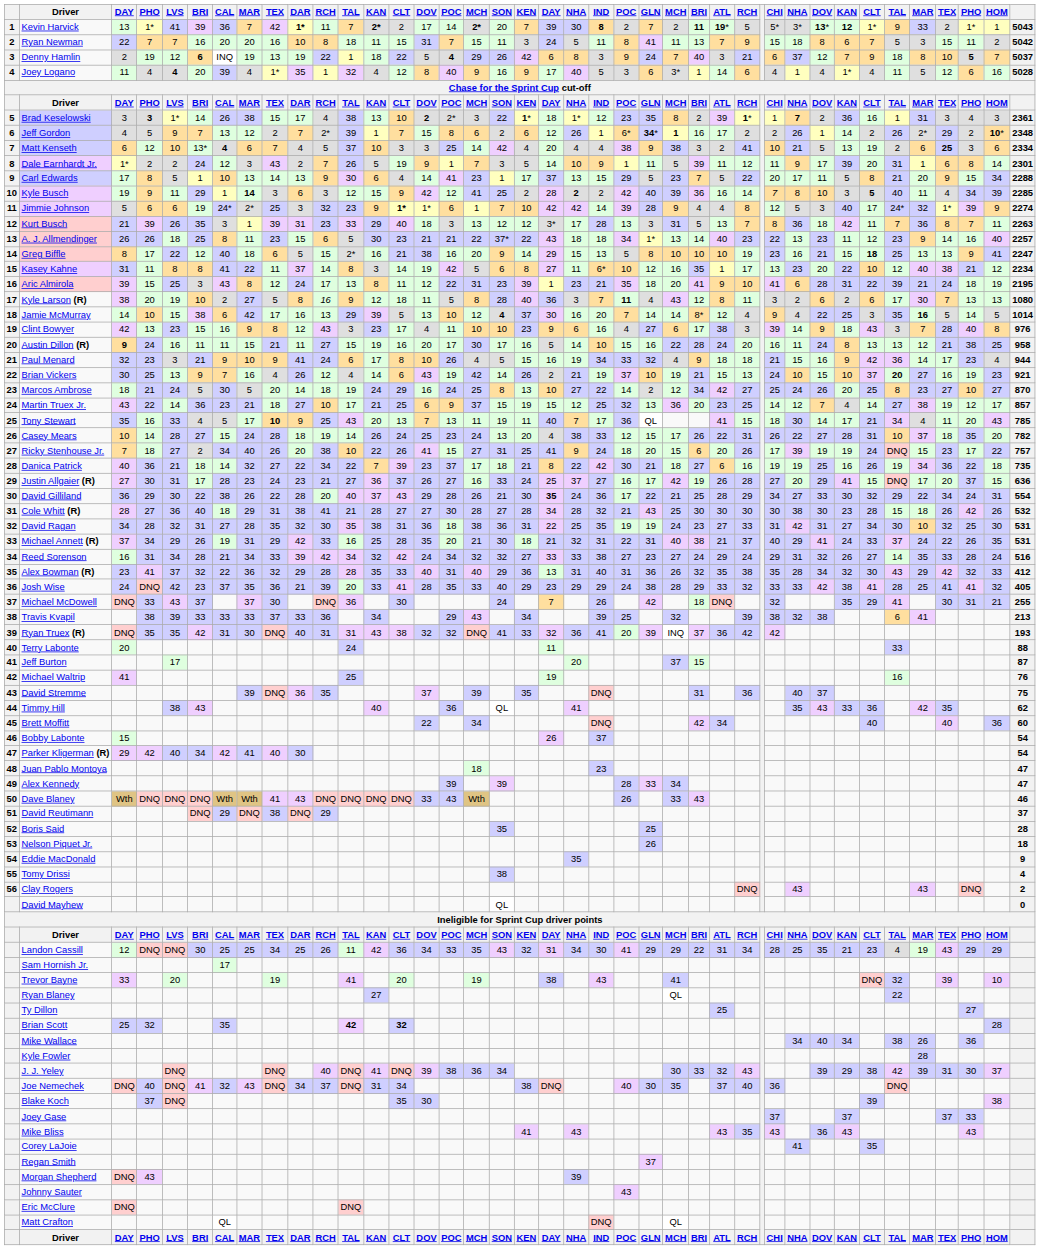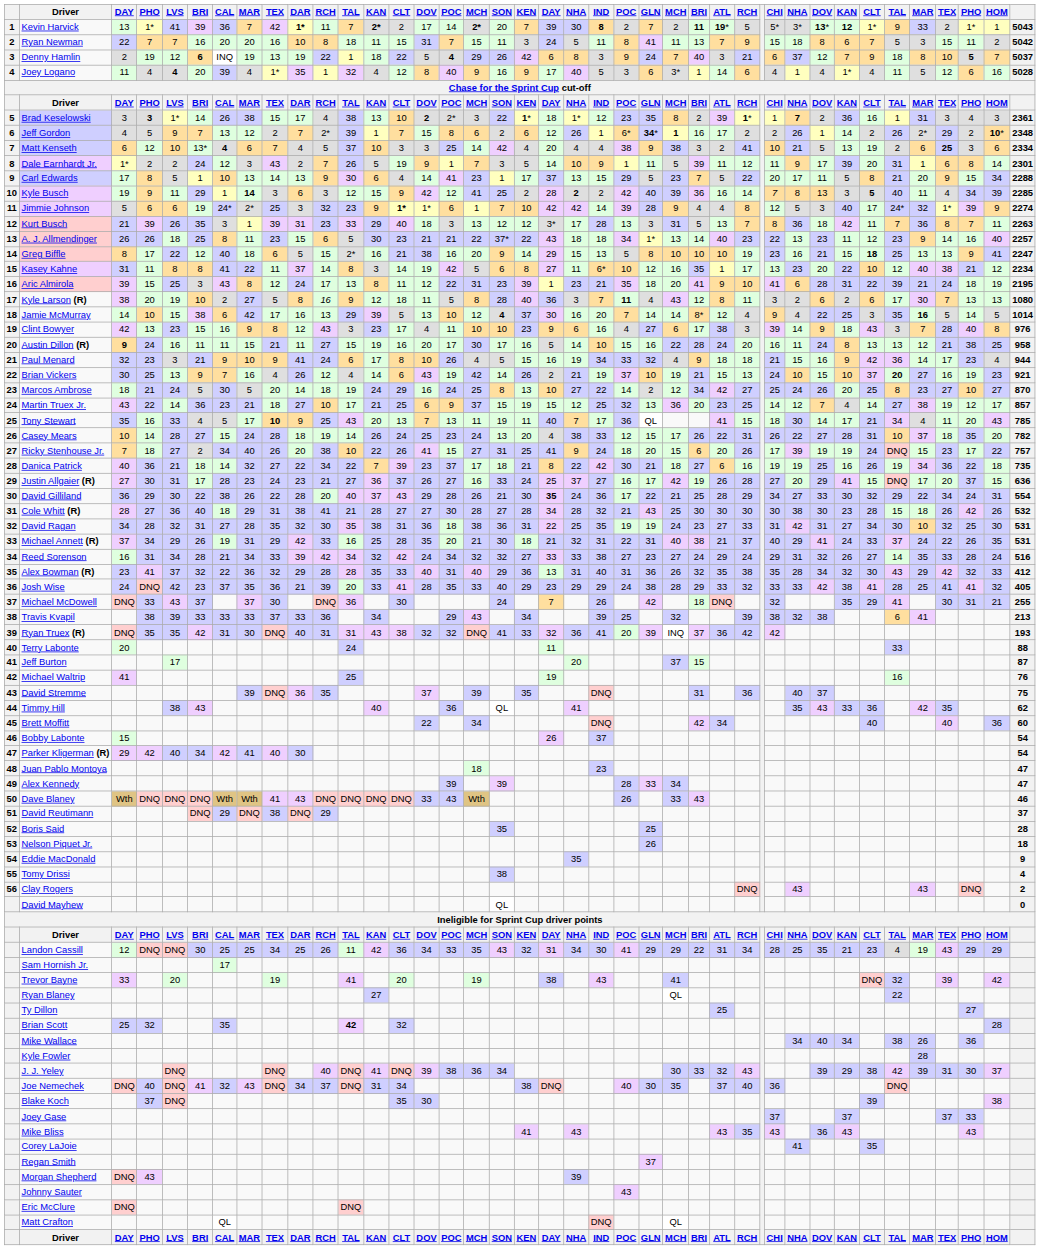(822, 194) 10 -> (822, 194) 13
(997, 980) 10 -> (997, 980) 42
(401, 1026) bold -> (401, 1026) normal
